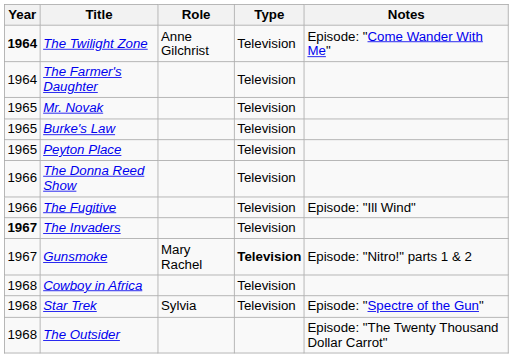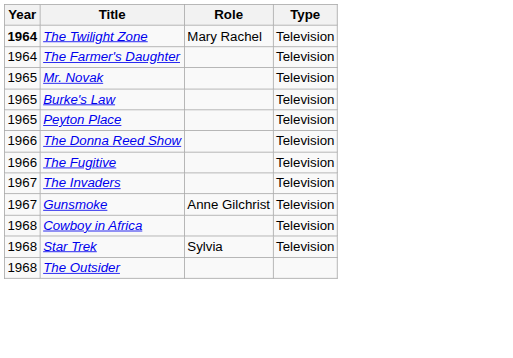- column: (406, 15)
(185, 43) Anne Gilchrist -> (225, 36) Mary Rachel
(22, 228) bold -> (22, 183) normal
(182, 256) Mary Rachel -> (229, 204) Anne Gilchrist
(269, 256) bold -> (305, 204) normal
